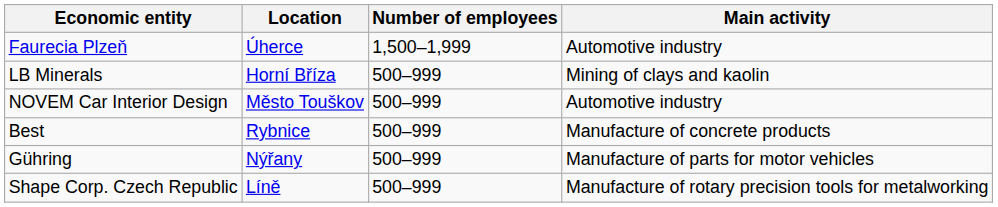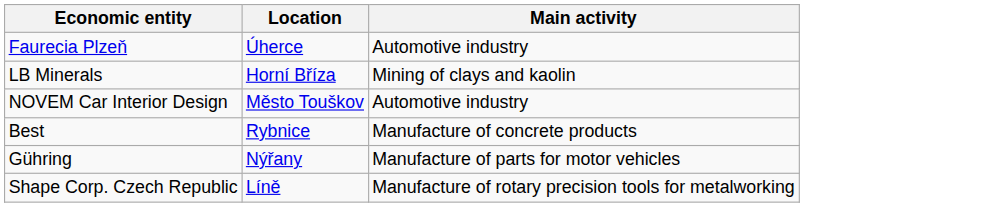- column: (465, 18)
